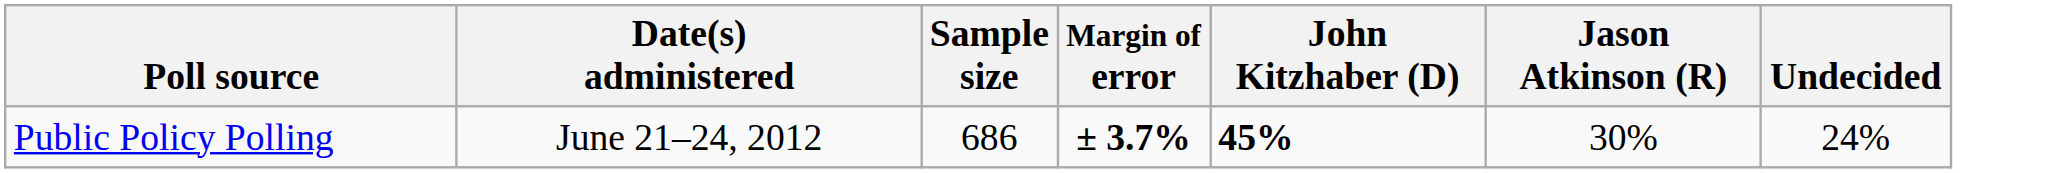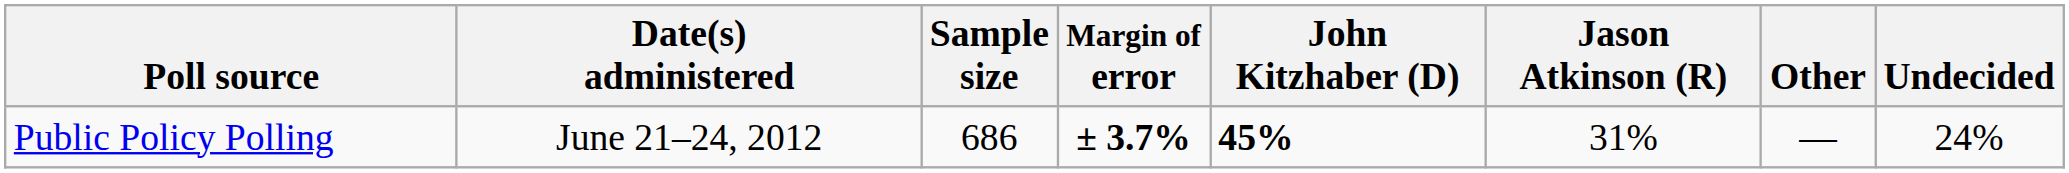+ column: (1818, 76)
(1623, 136) 30% -> (1623, 136) 31%
